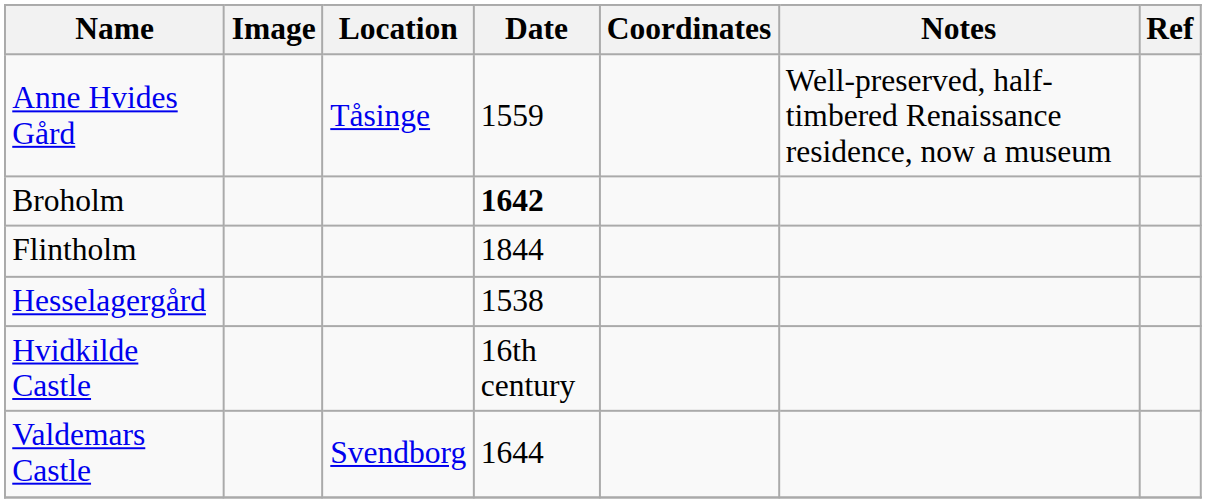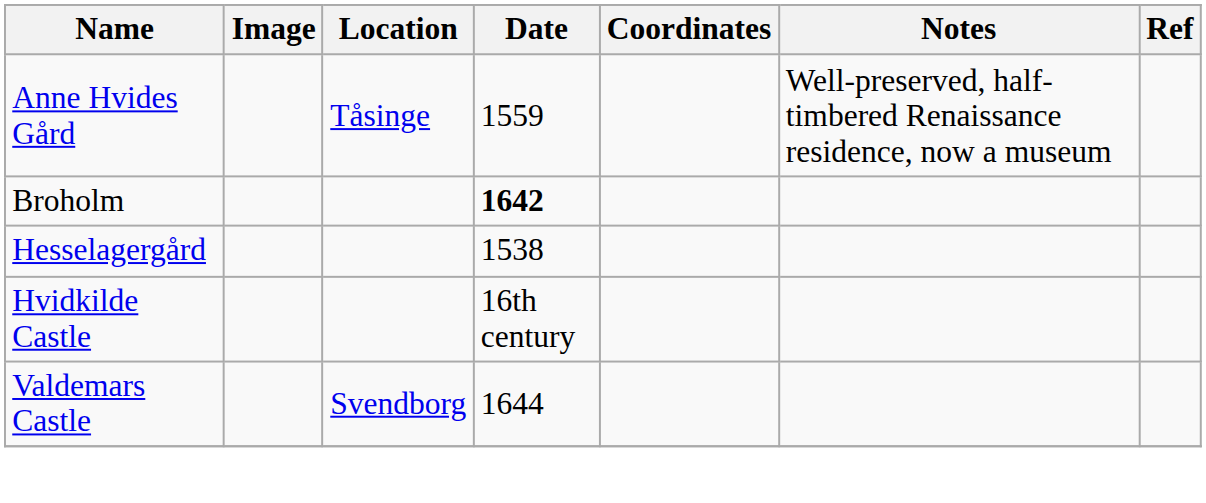- row: (74, 250)
